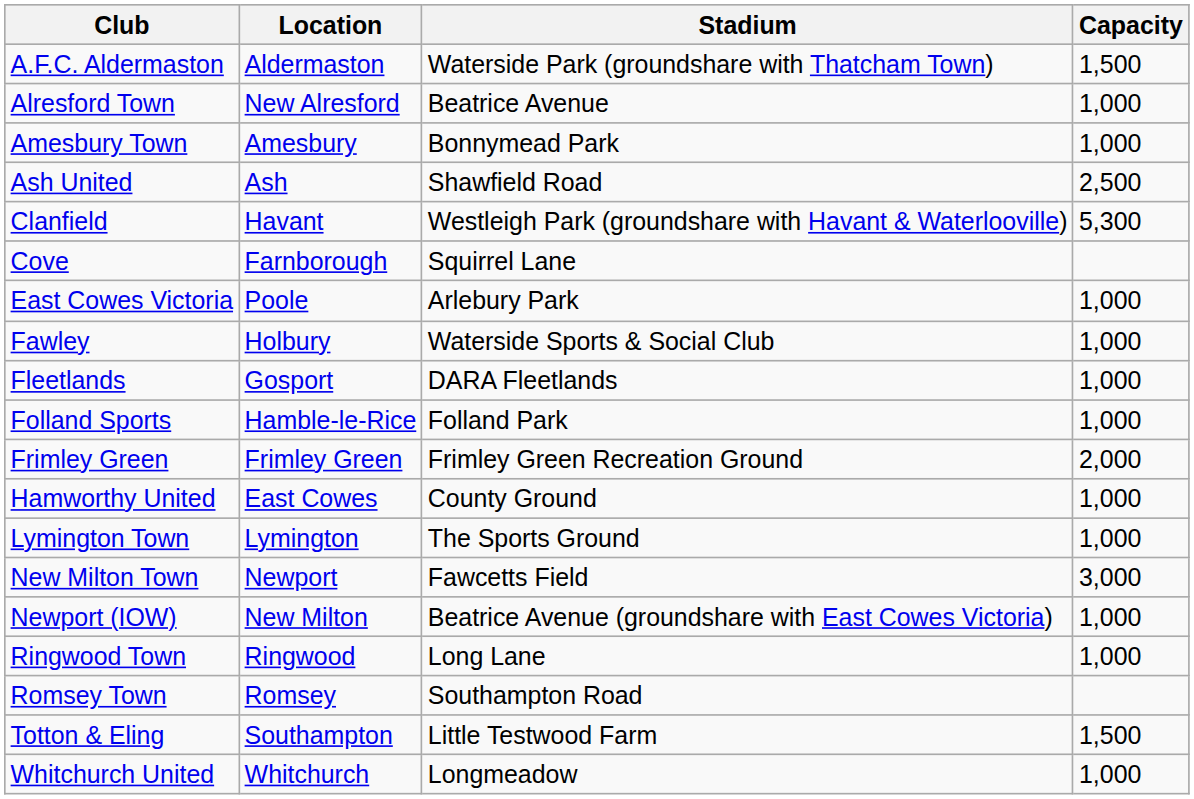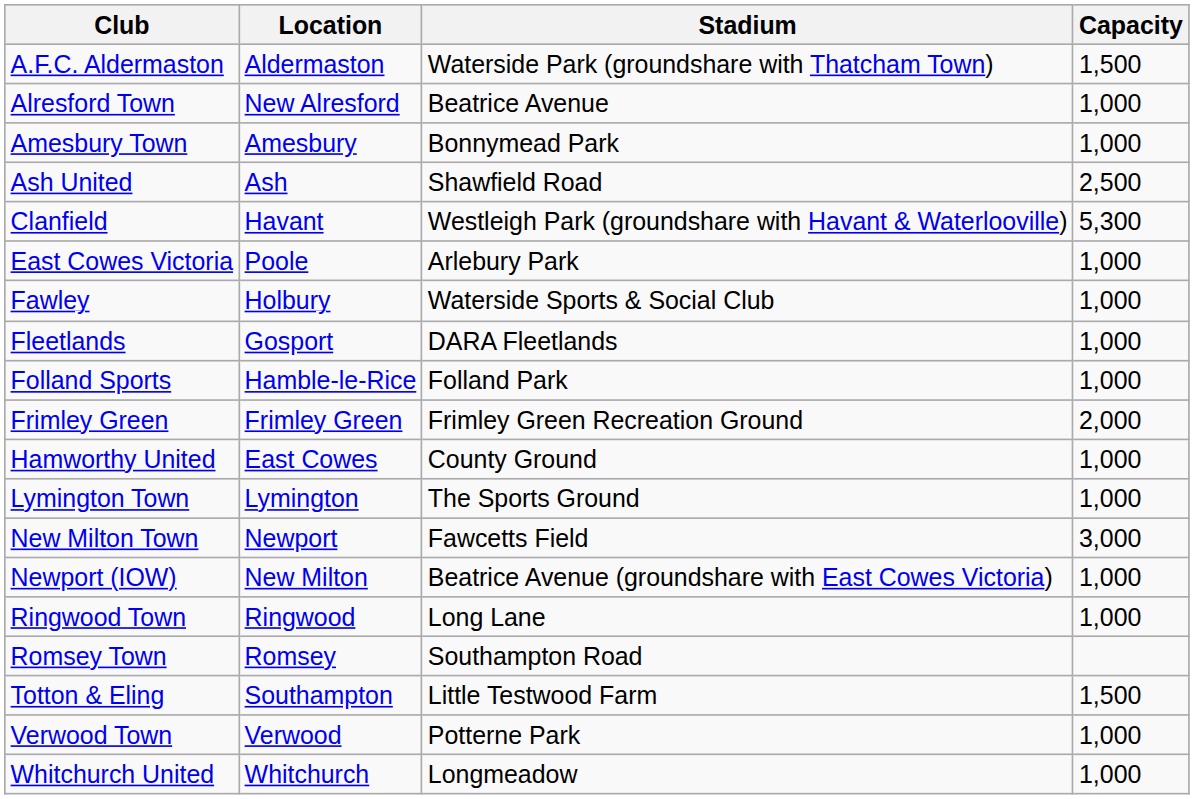- row: (40, 262)
+ row: (91, 735)
